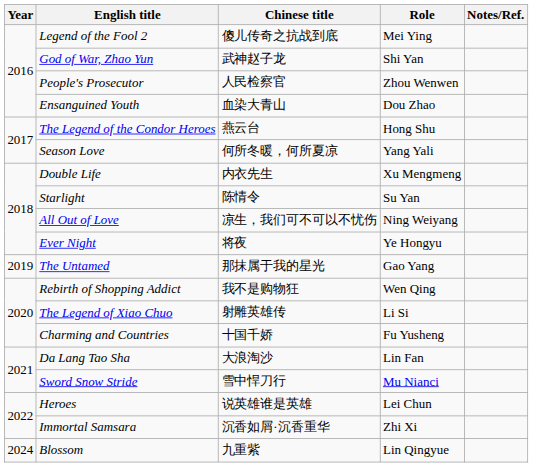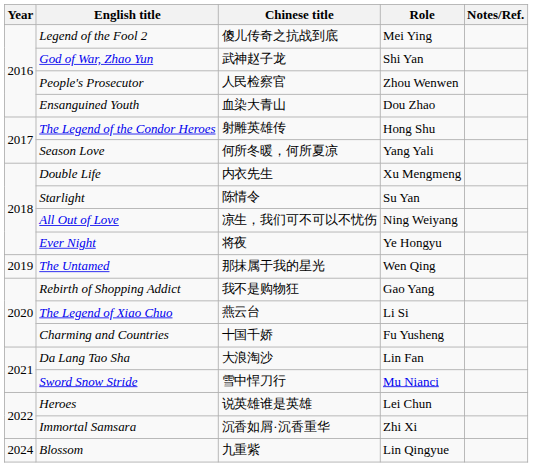(241, 128) 燕云台 -> (254, 128) 射雕英雄传
(409, 266) Gao Yang -> (409, 266) Wen Qing
(409, 289) Wen Qing -> (409, 289) Gao Yang
(254, 311) 射雕英雄传 -> (241, 311) 燕云台
